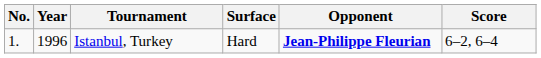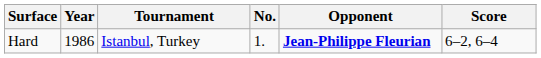columns swapped: (19, 16) <-> (251, 16)
(52, 40) 1996 -> (79, 40) 1986
